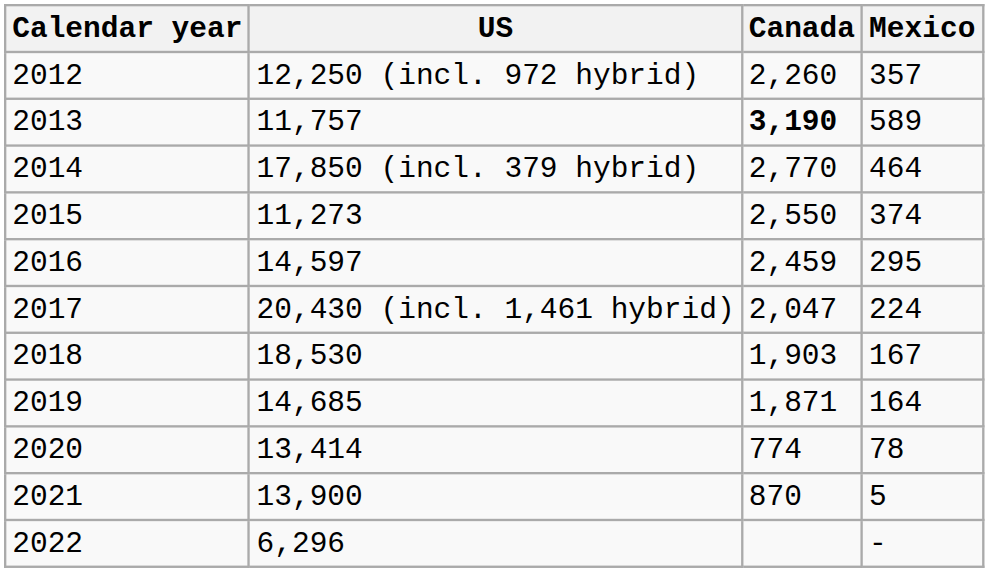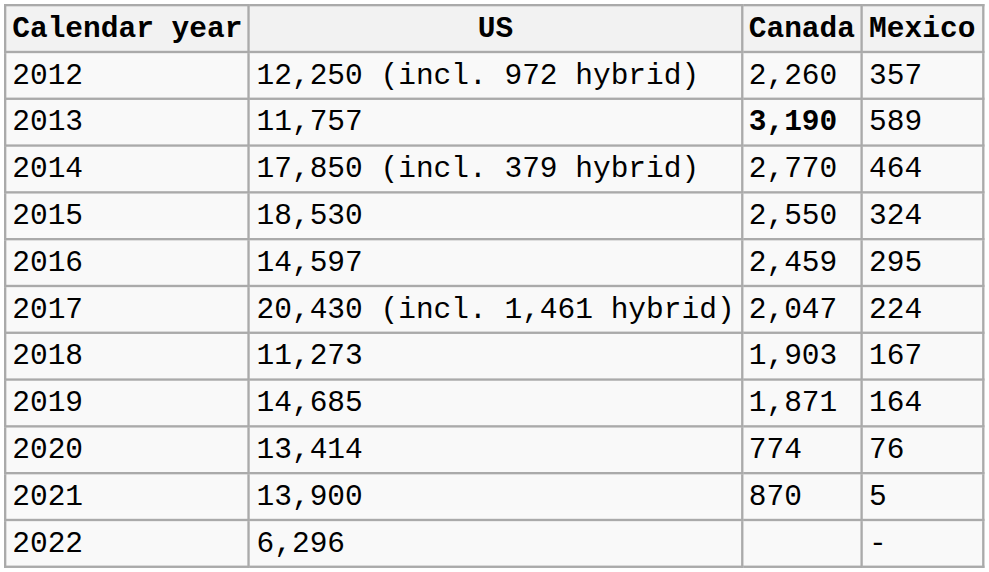(310, 216) 11,273 -> (310, 216) 18,530
(896, 216) 374 -> (896, 216) 324
(310, 356) 18,530 -> (310, 356) 11,273
(887, 450) 78 -> (887, 450) 76
